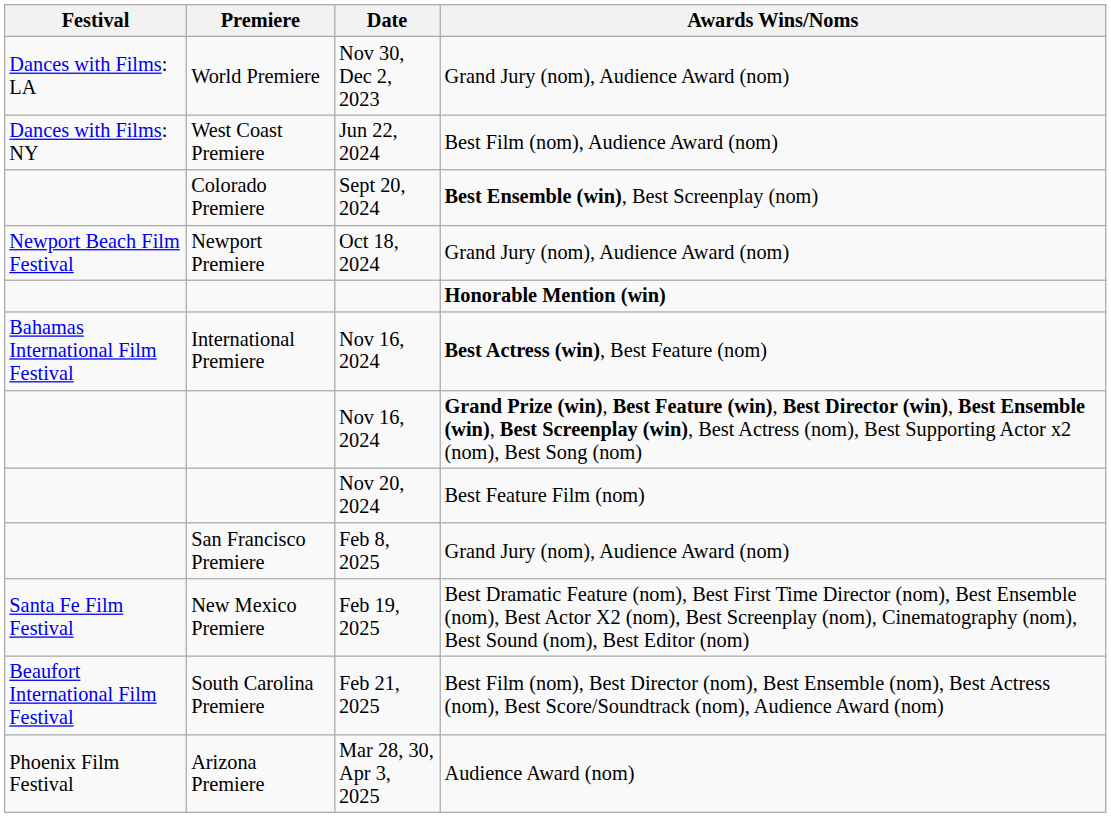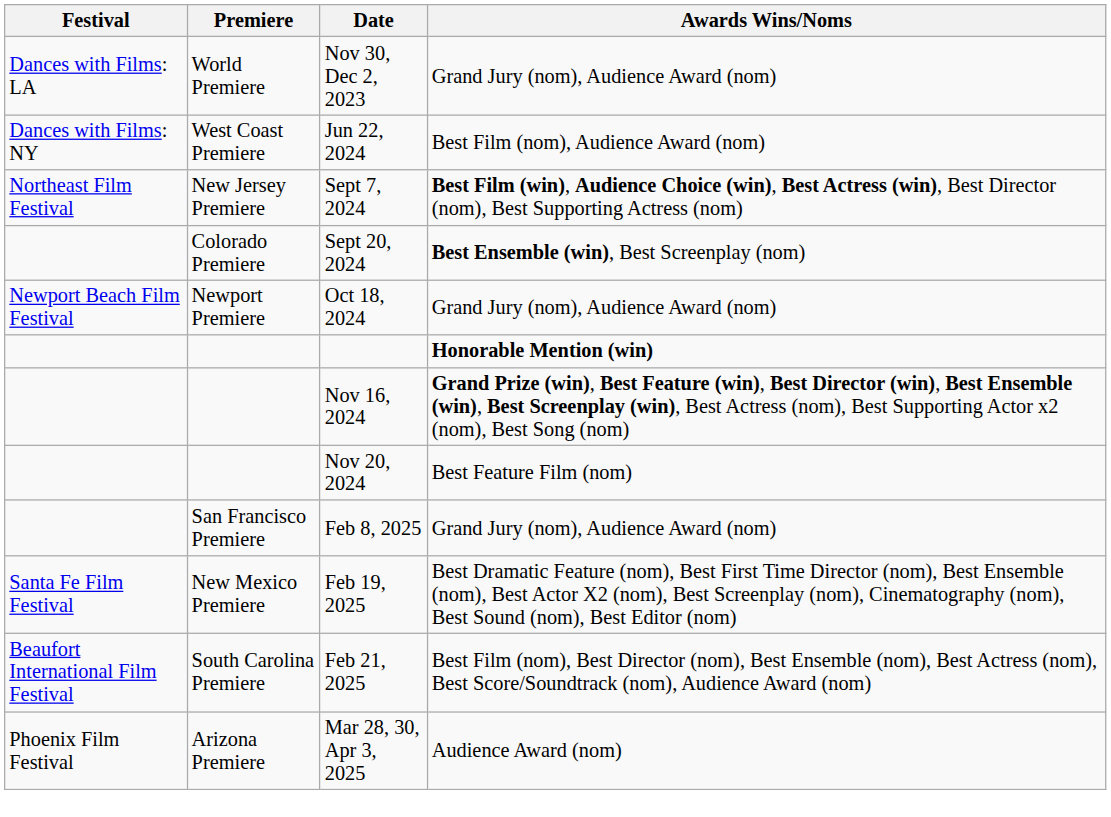+ row: (239, 197)
- row: (243, 351)
